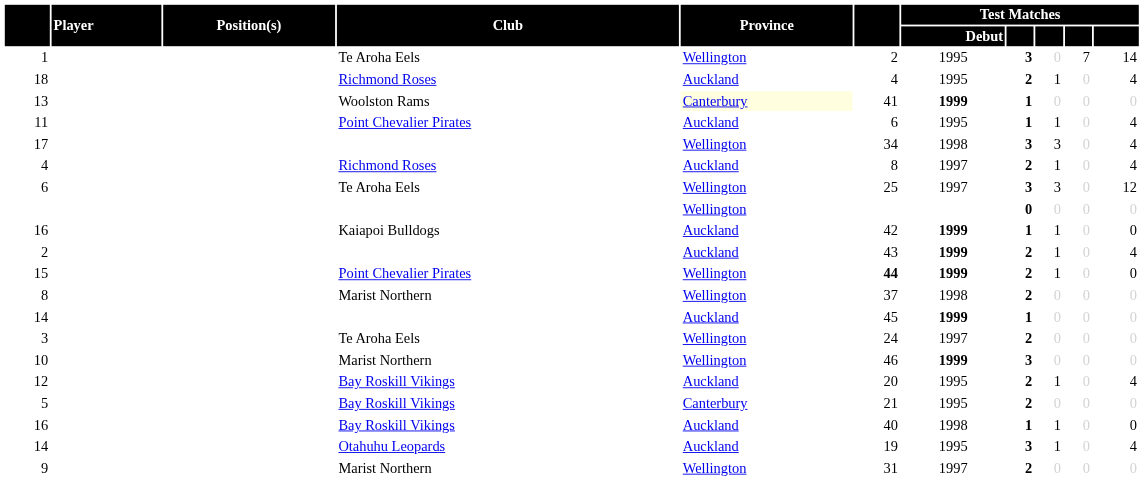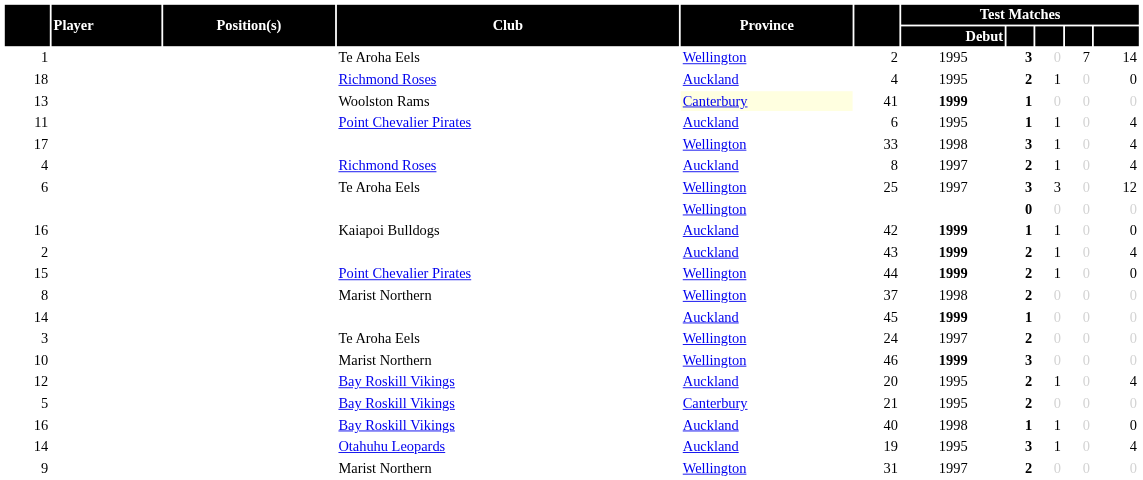(1133, 79) 4 -> (1133, 79) 0
(891, 144) 34 -> (891, 144) 33
(1057, 144) 3 -> (1057, 144) 1
(891, 273) bold -> (891, 273) normal
